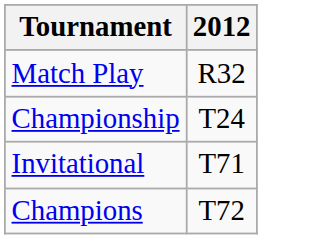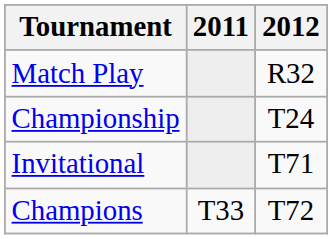+ column: (221, 27)
